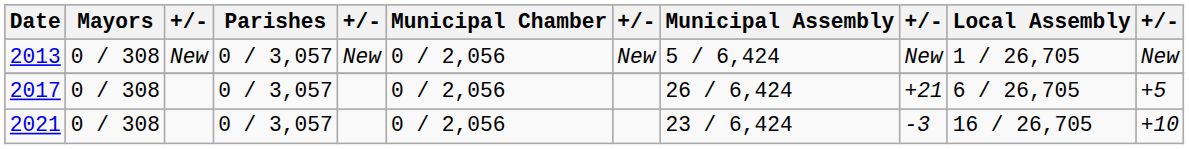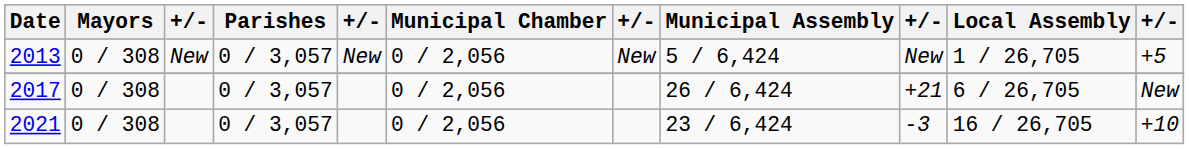(1160, 57) New -> (1154, 57) +5
(1154, 91) +5 -> (1160, 91) New
